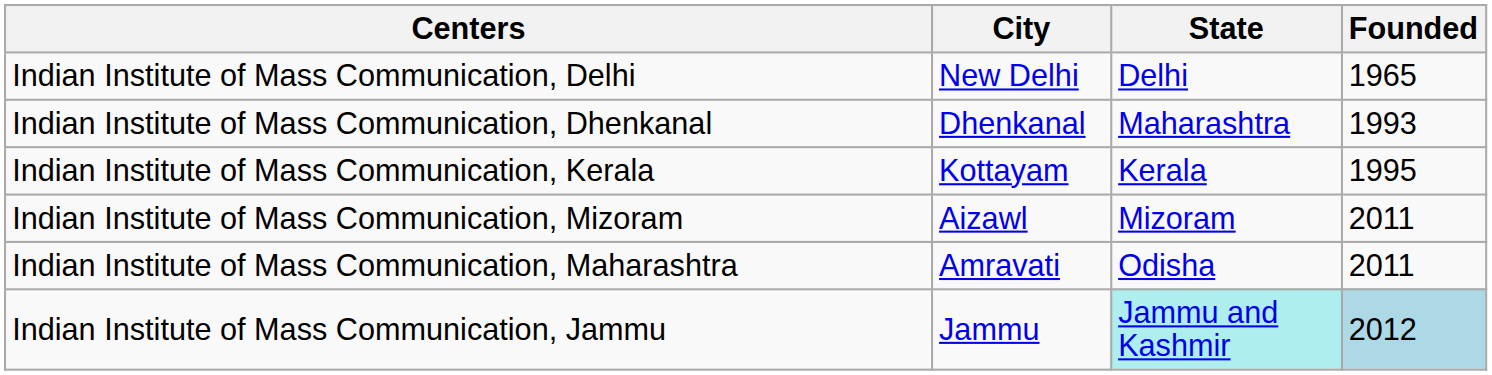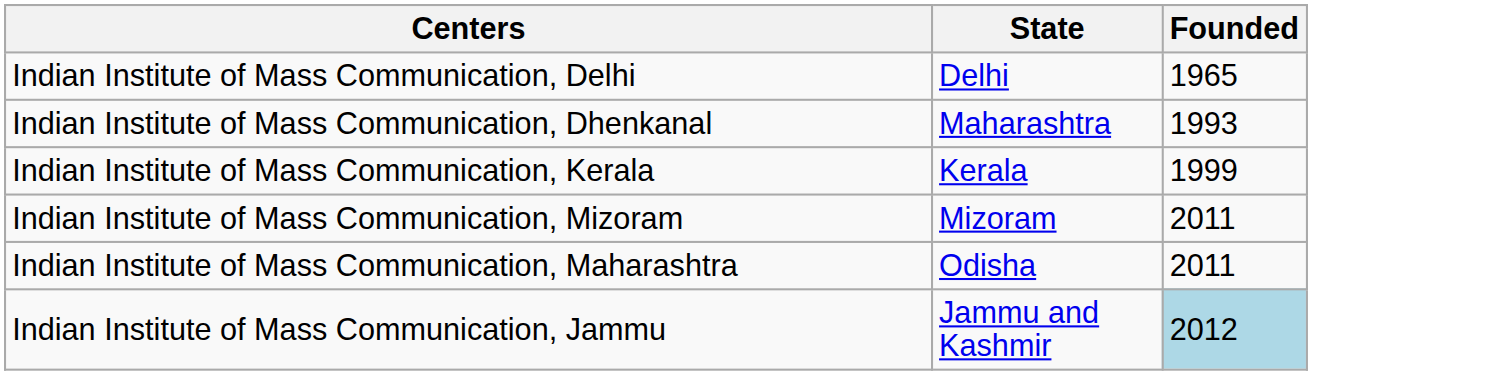- column: (1021, 29)
(1383, 170) 1995 -> (1204, 170) 1999
(1198, 329) paleturquoise background -> (1019, 329) no background
